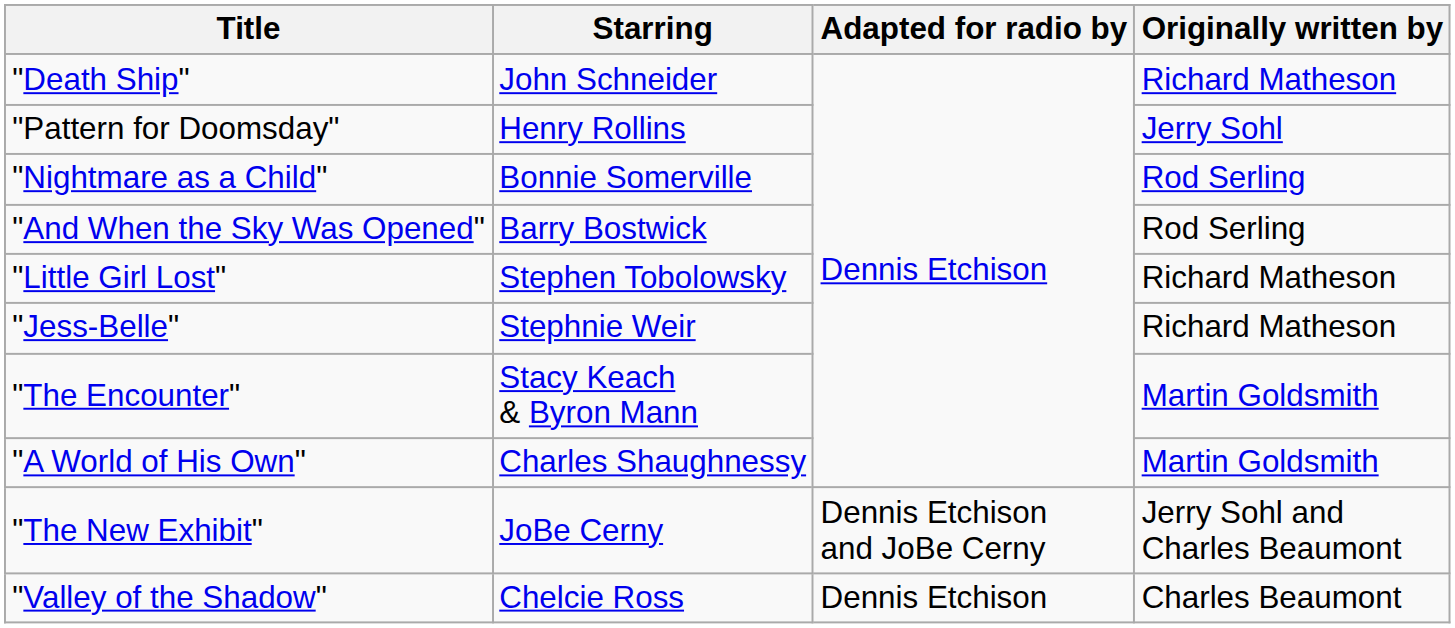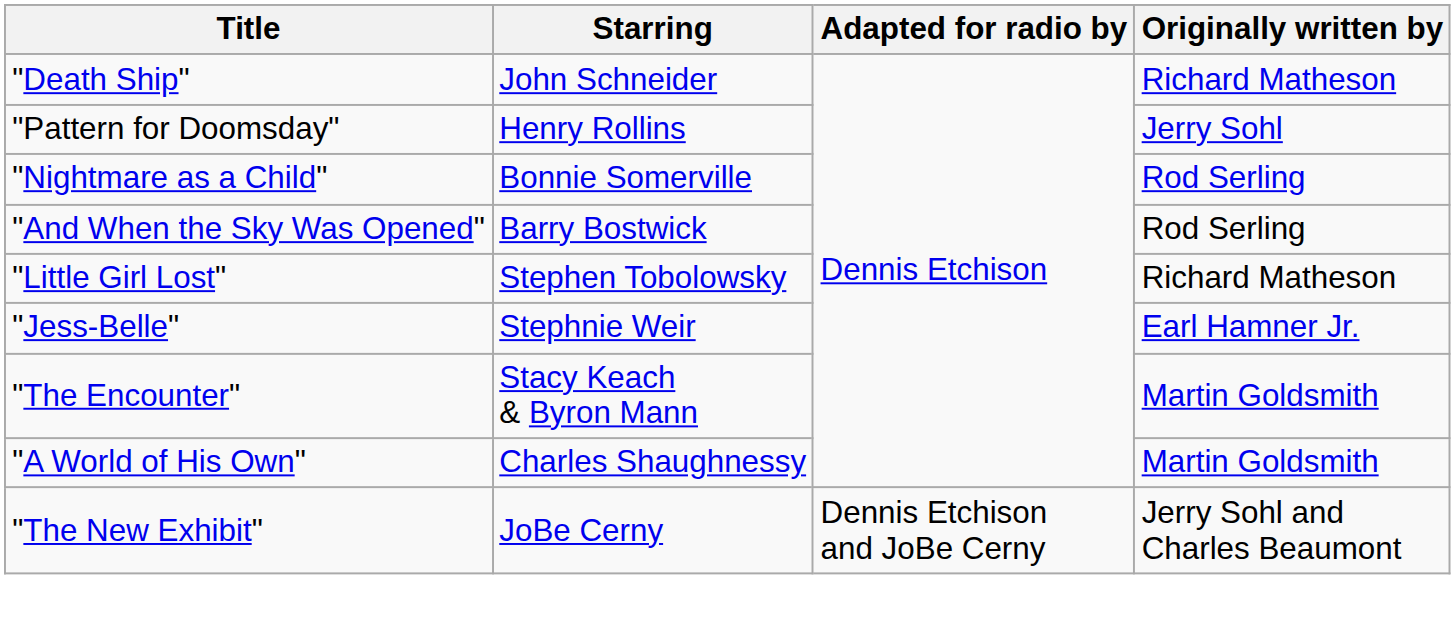(1269, 327) Richard Matheson -> (1251, 327) Earl Hamner Jr.
- row: (170, 597)
